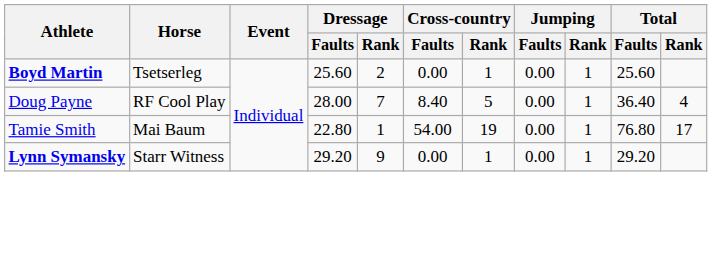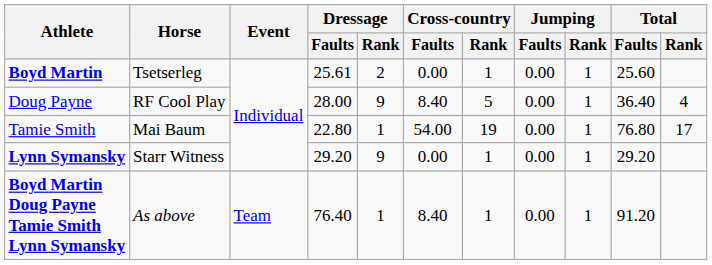(333, 73) 25.60 -> (333, 73) 25.61
(381, 101) 7 -> (381, 101) 9
+ row: (67, 215)
